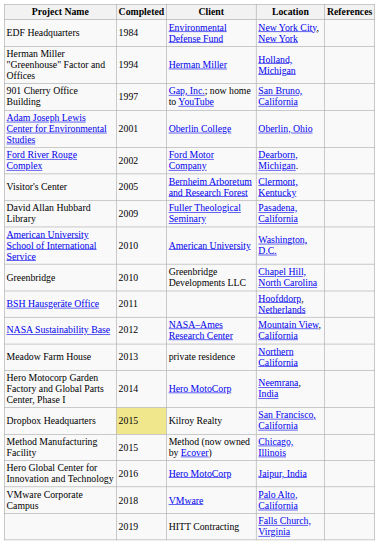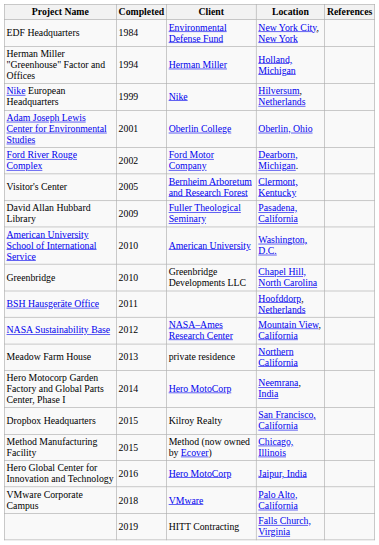- row: (42, 97)
+ row: (36, 97)
(128, 421) khaki background -> (128, 421) no background
